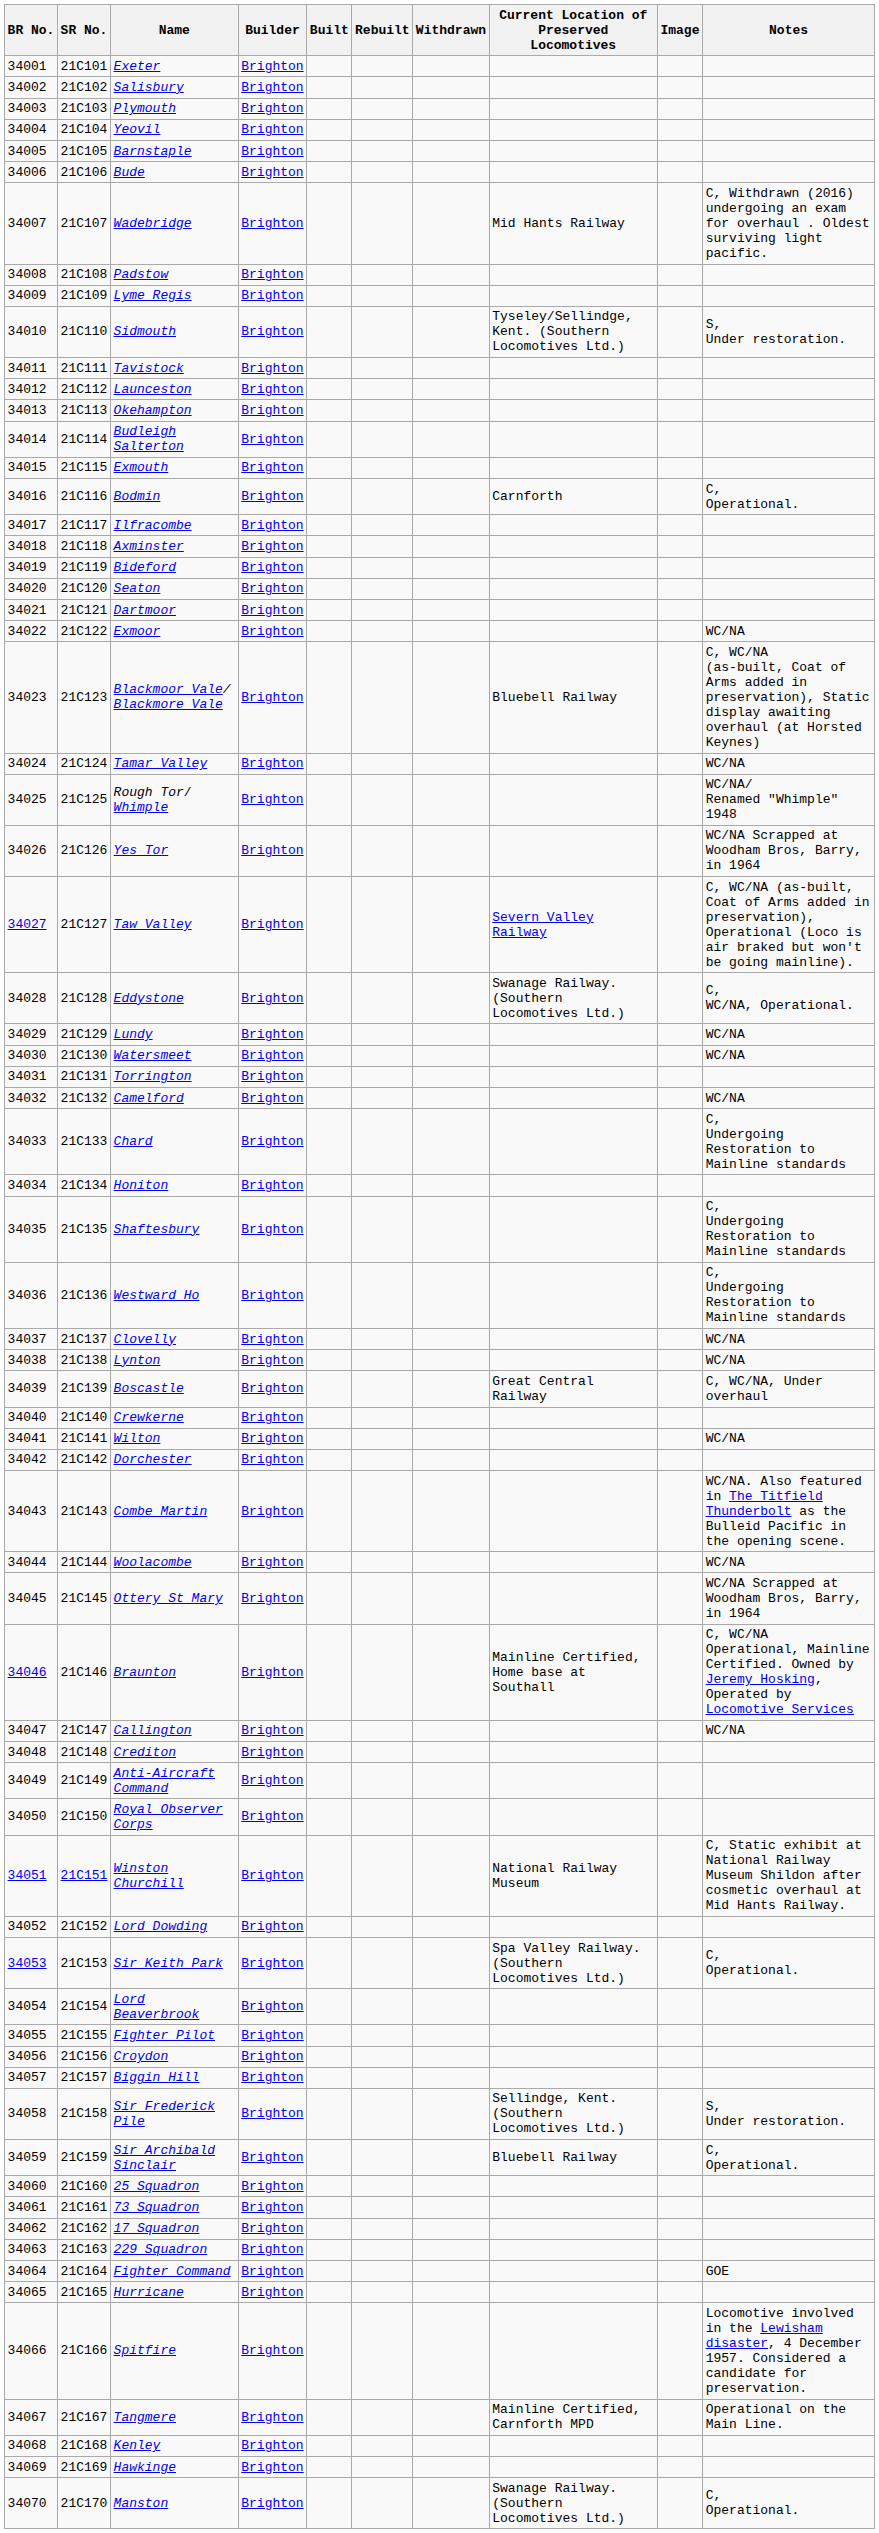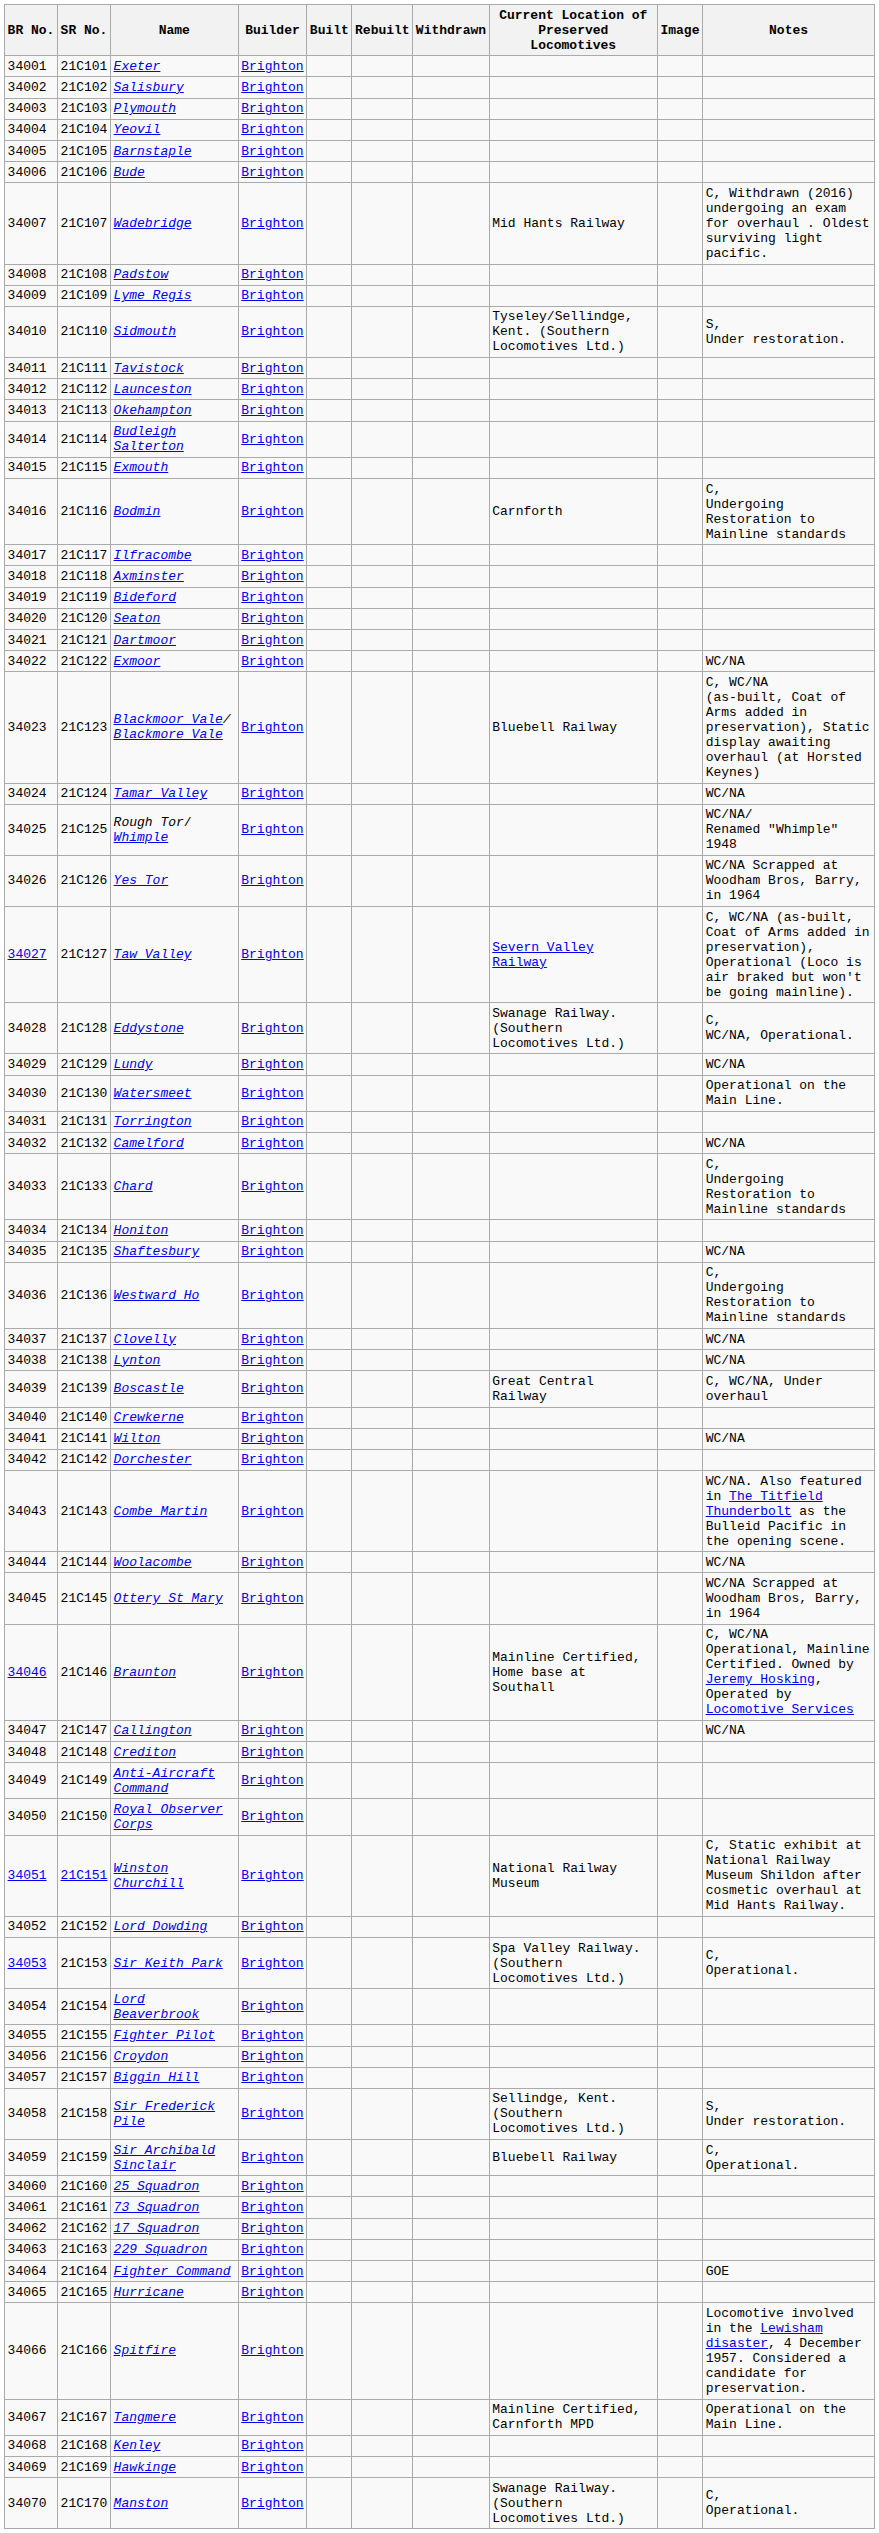(752, 497) C, Operational. -> (776, 512) C, Undergoing Restoration to Mainline standards
(725, 1056) WC/NA -> (776, 1093) Operational on the Main Line.
(776, 1229) C, Undergoing Restoration to Mainline standards -> (725, 1252) WC/NA
